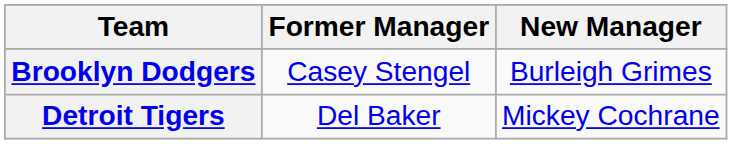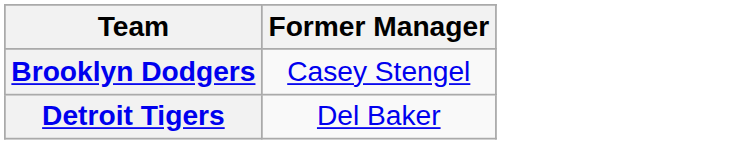- column: (611, 26)
